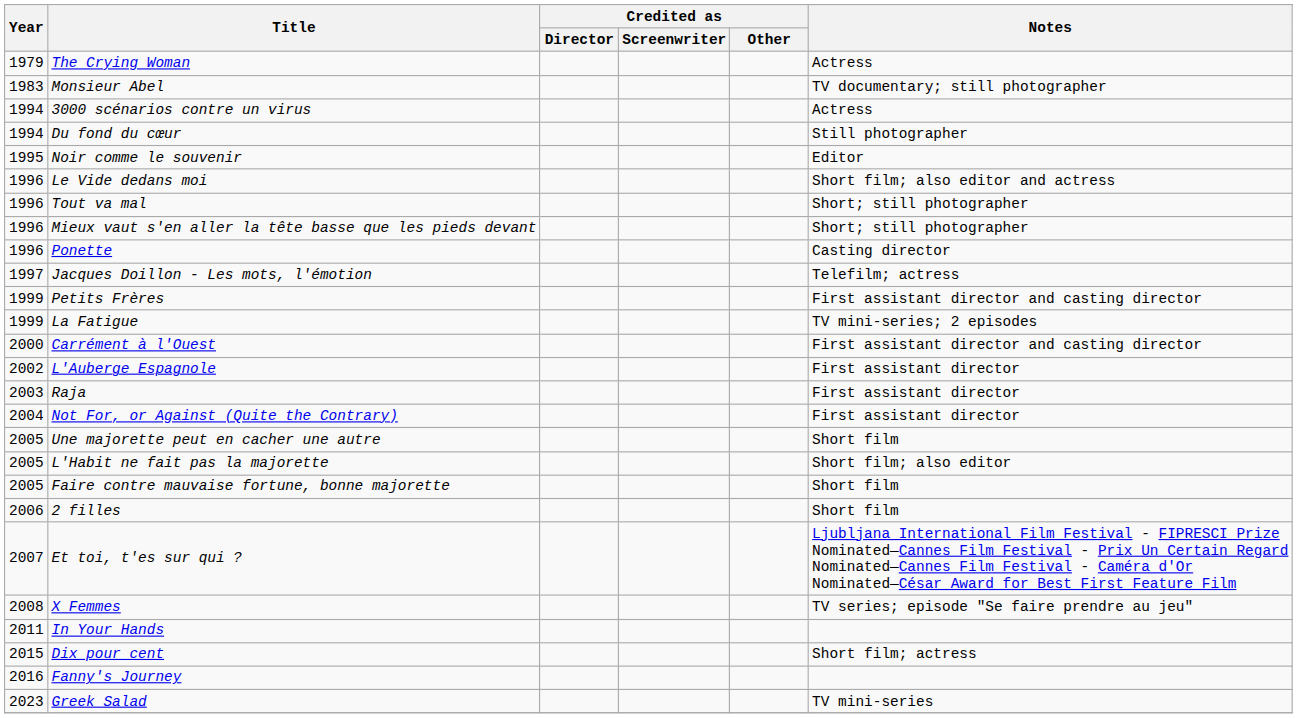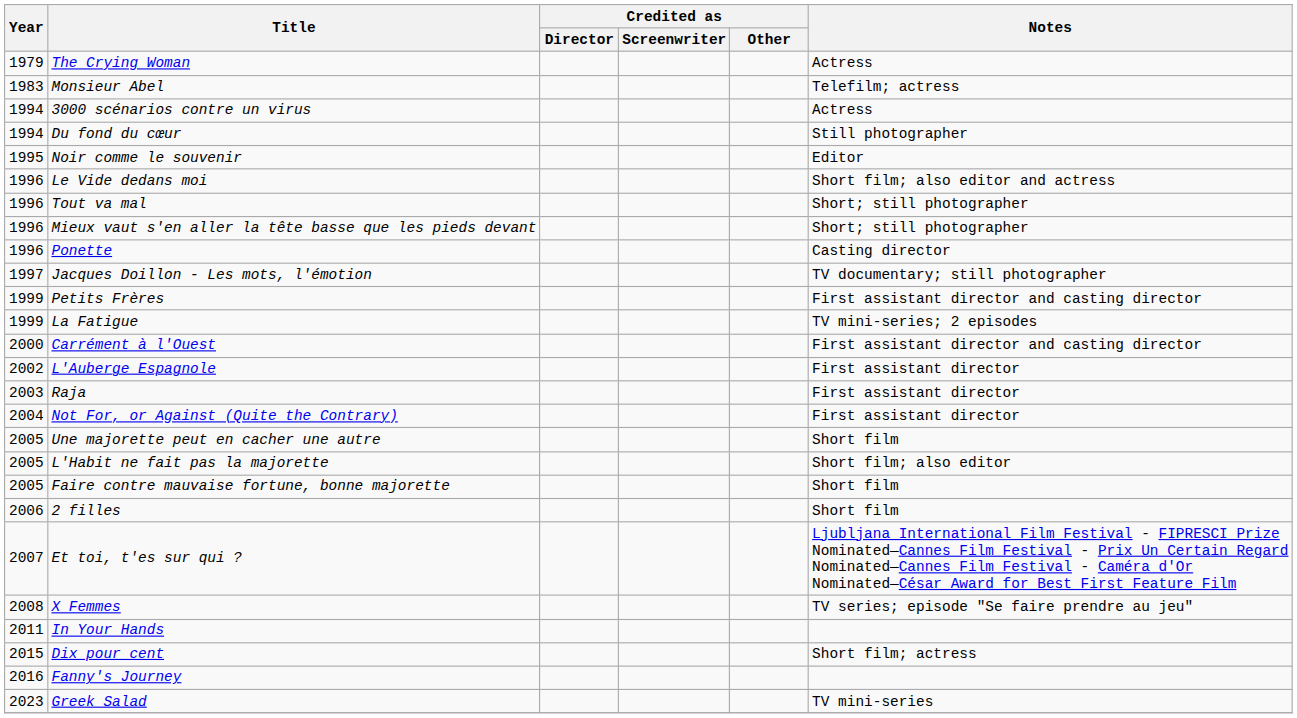(959, 87) TV documentary; still photographer -> (886, 87) Telefilm; actress
(886, 275) Telefilm; actress -> (959, 275) TV documentary; still photographer
